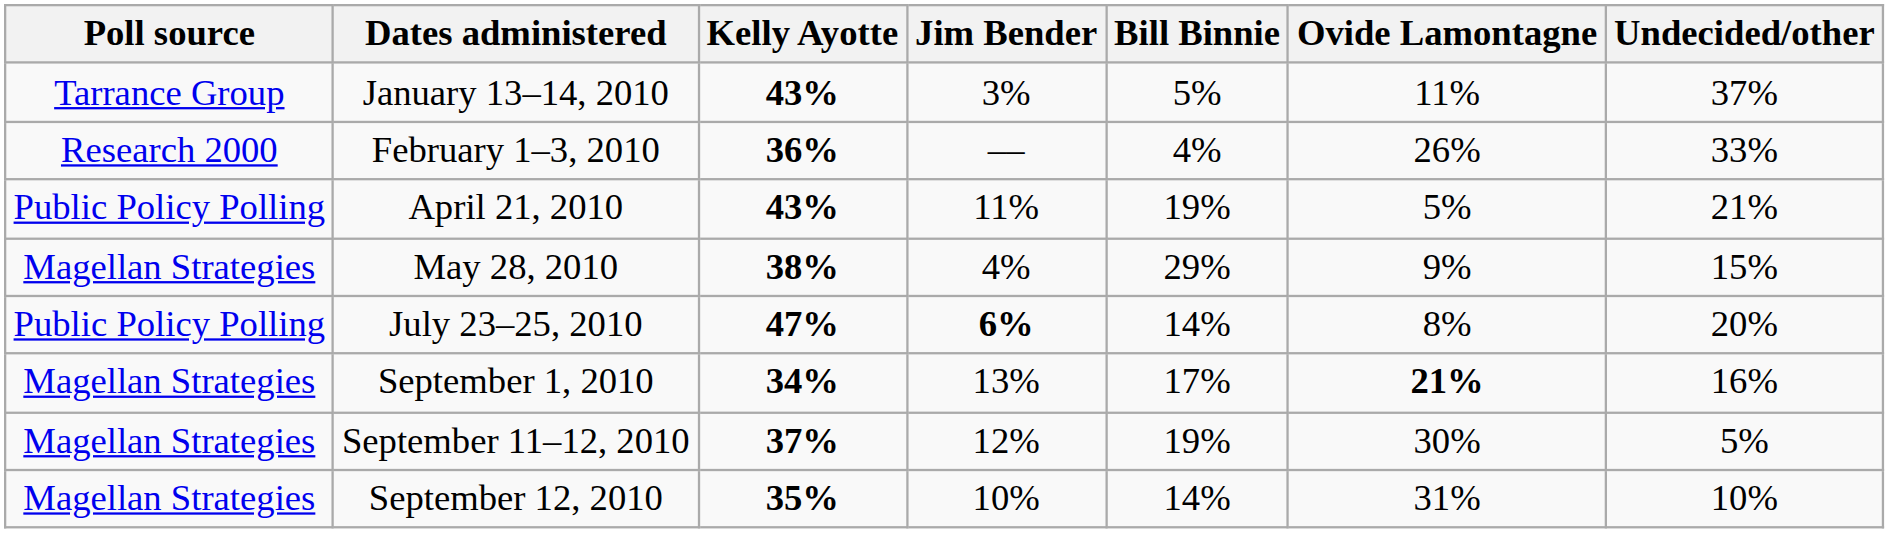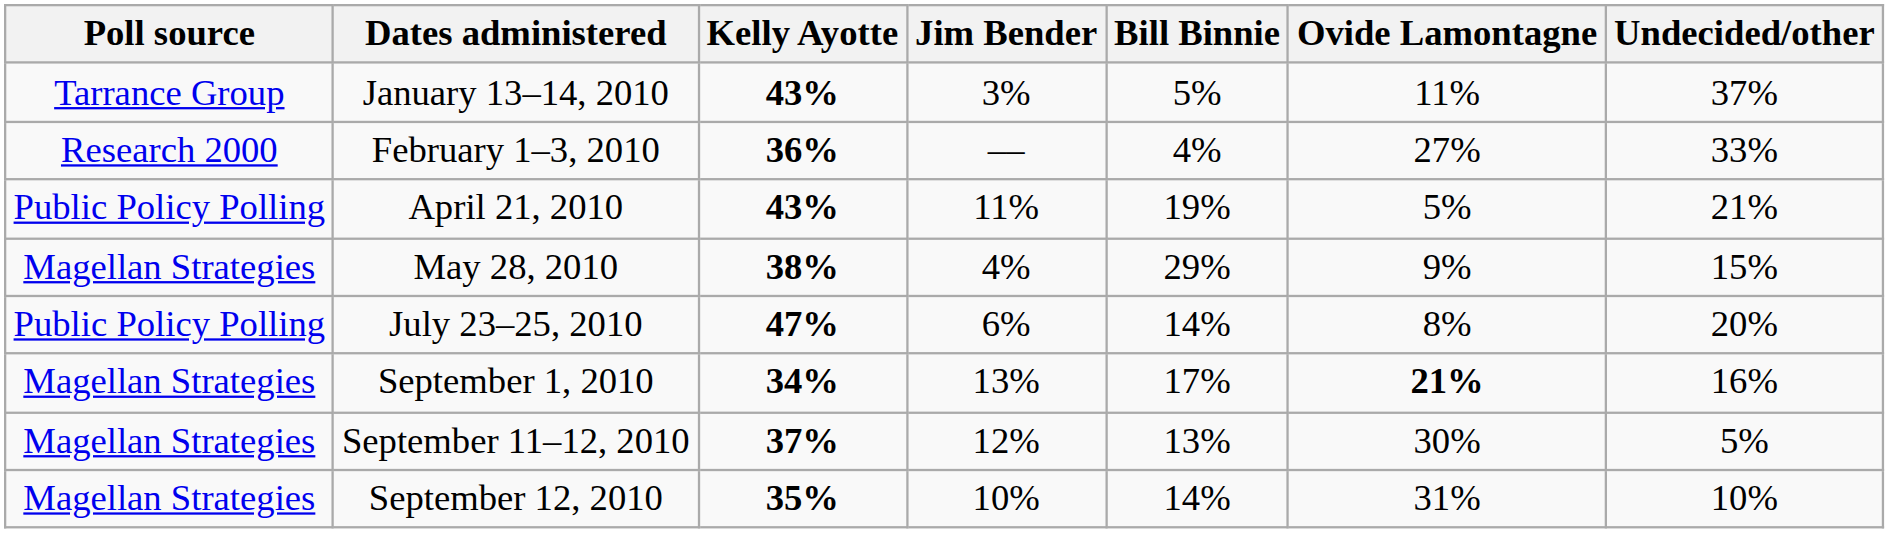(1447, 149) 26% -> (1447, 149) 27%
(1006, 324) bold -> (1006, 324) normal
(1197, 440) 19% -> (1197, 440) 13%
